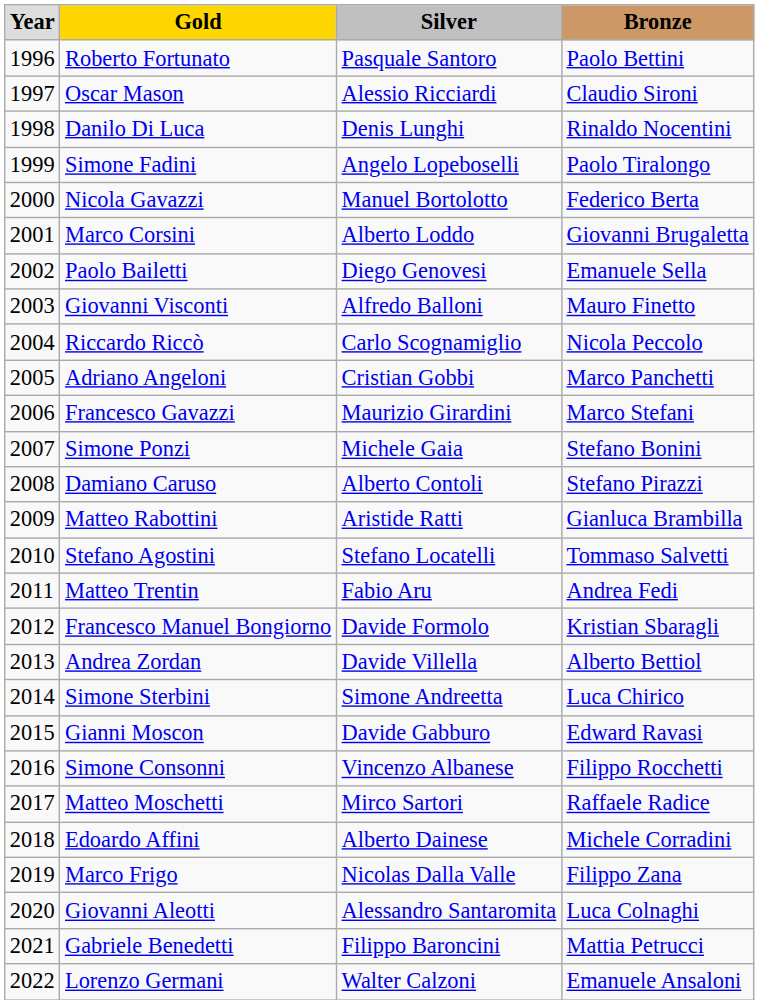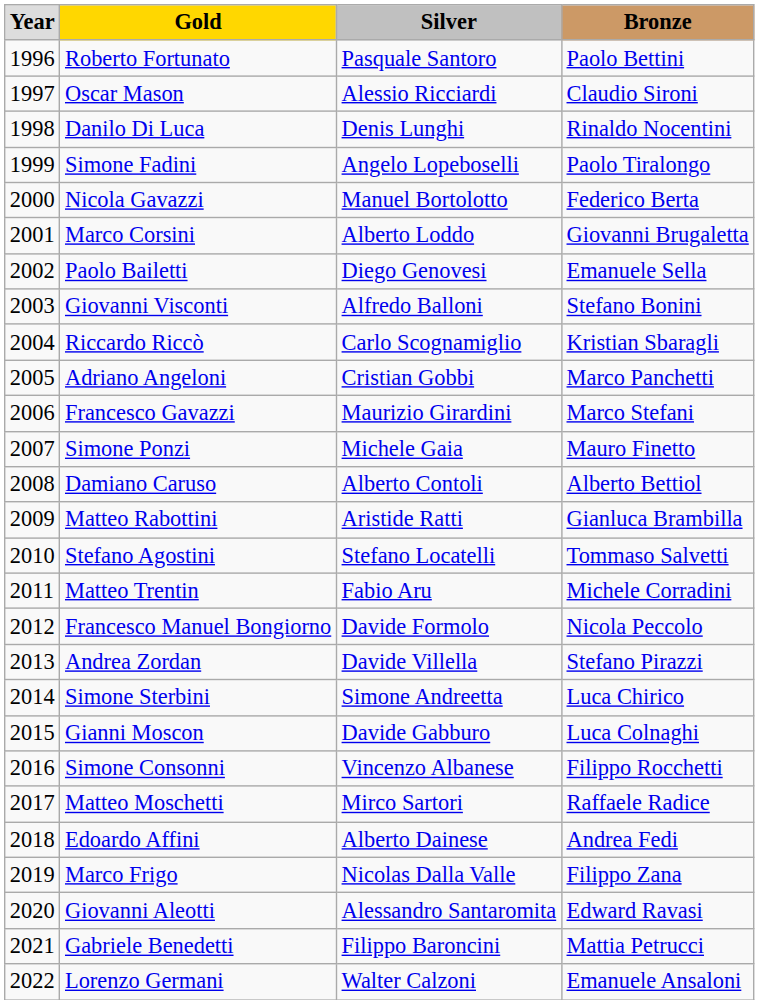(631, 306) Mauro Finetto -> (634, 306) Stefano Bonini
(635, 341) Nicola Peccolo -> (643, 341) Kristian Sbaragli
(634, 448) Stefano Bonini -> (631, 448) Mauro Finetto
(635, 484) Stefano Pirazzi -> (634, 484) Alberto Bettiol
(622, 590) Andrea Fedi -> (649, 590) Michele Corradini
(643, 626) Kristian Sbaragli -> (635, 626) Nicola Peccolo
(634, 661) Alberto Bettiol -> (635, 661) Stefano Pirazzi
(635, 732) Edward Ravasi -> (633, 732) Luca Colnaghi
(649, 839) Michele Corradini -> (622, 839) Andrea Fedi
(633, 910) Luca Colnaghi -> (635, 910) Edward Ravasi
